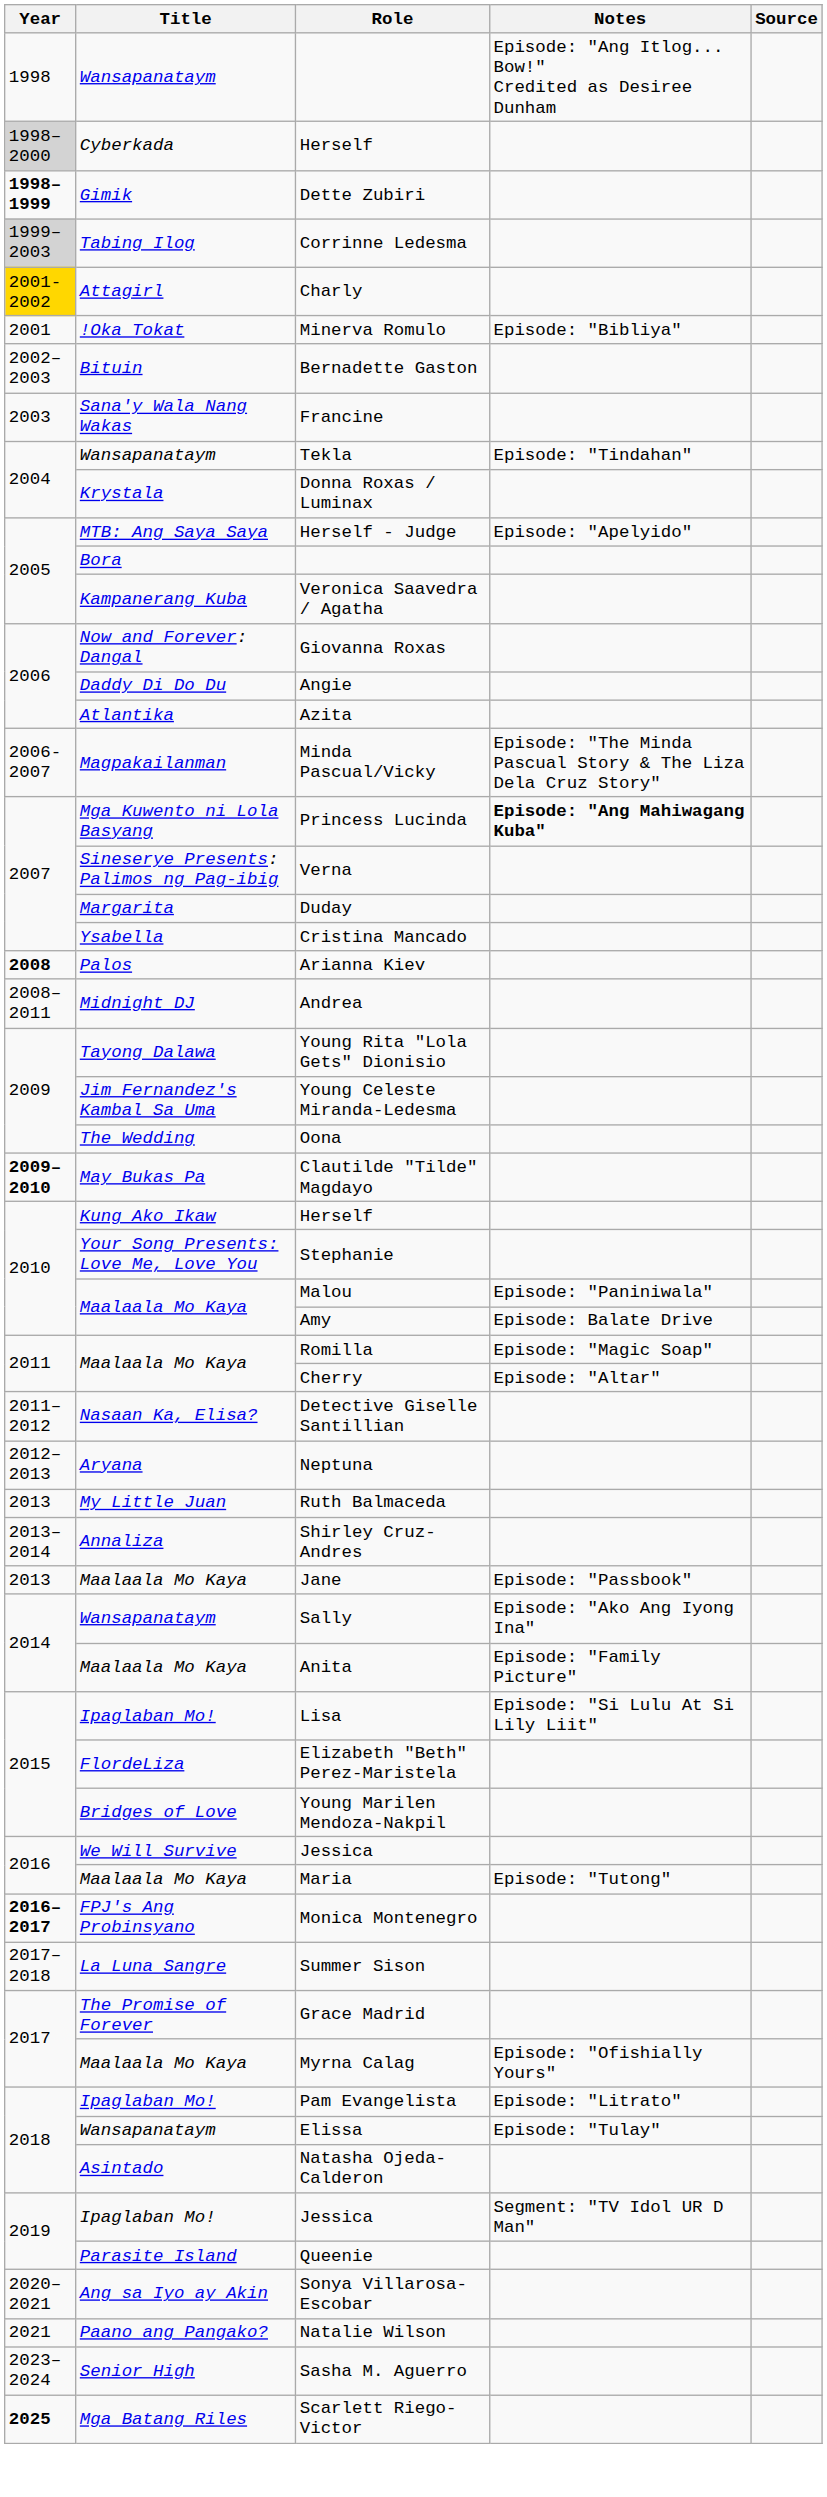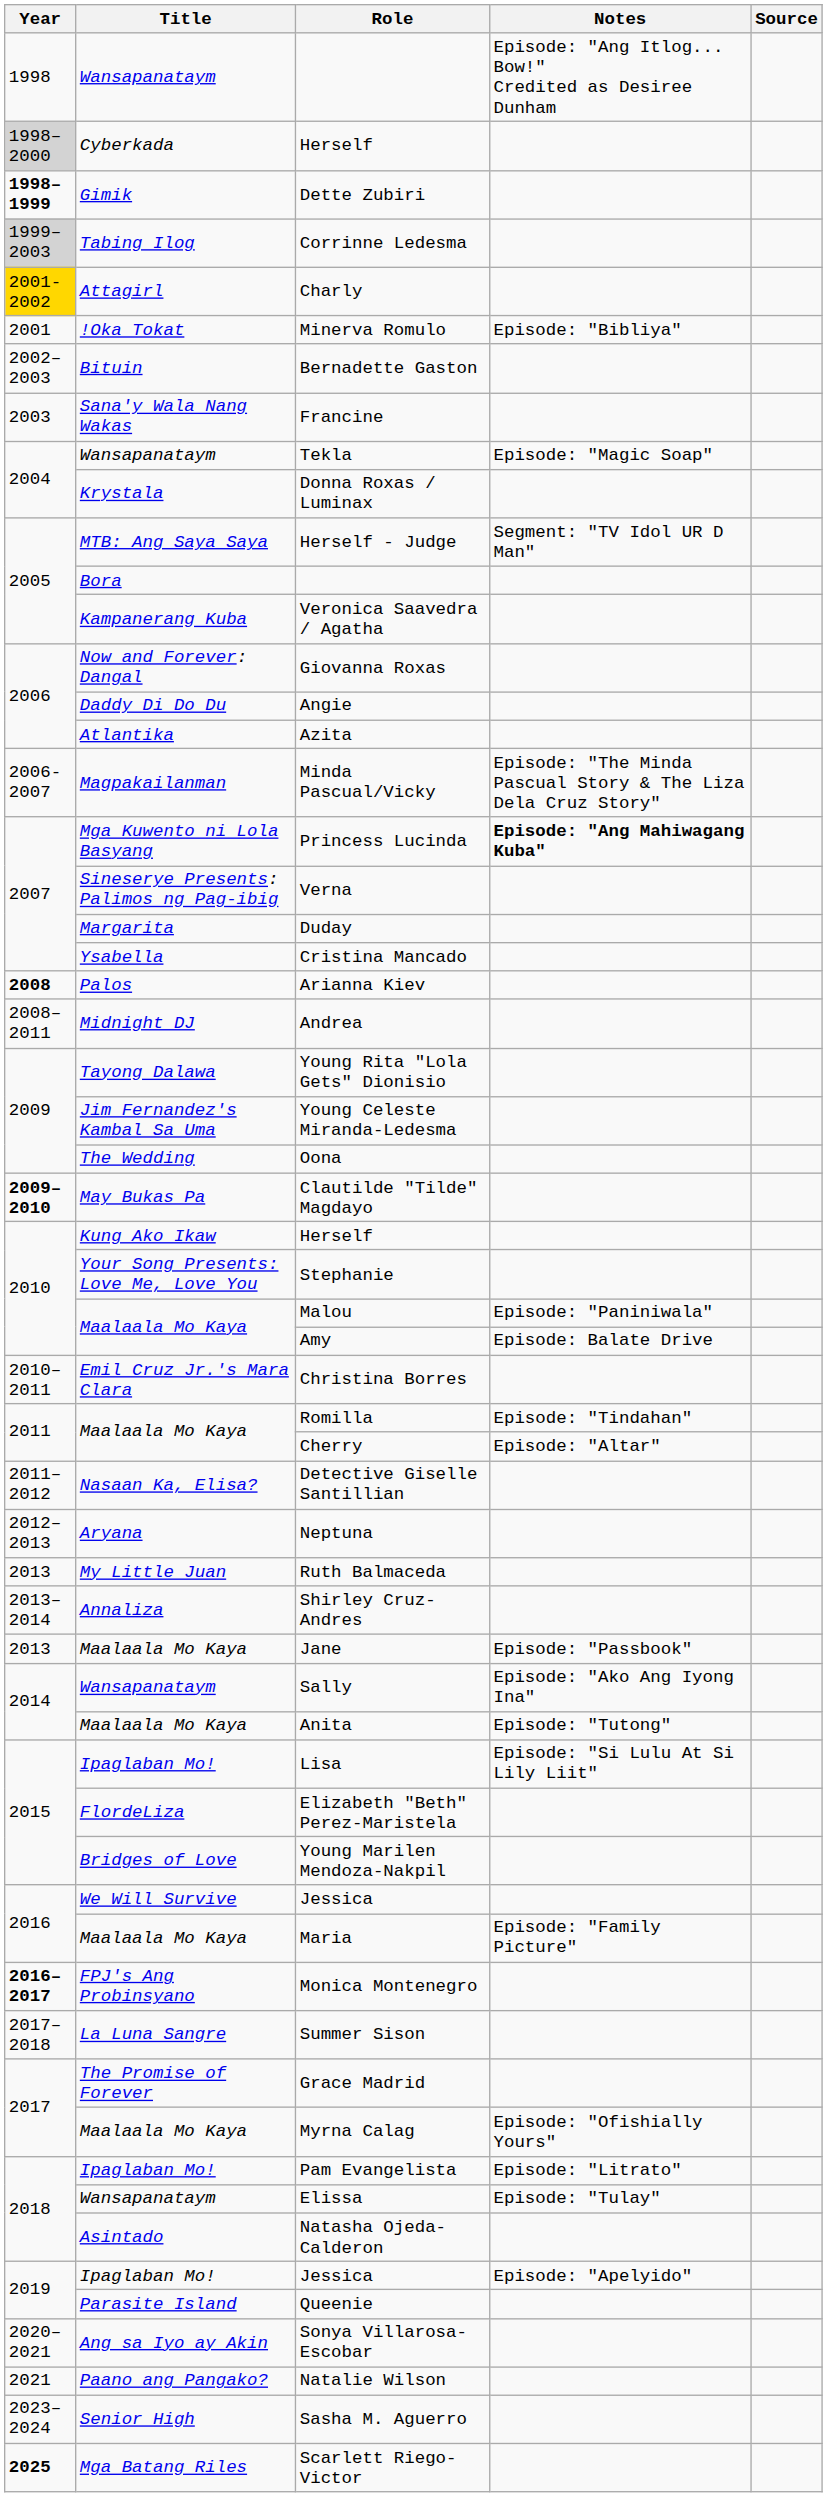(593, 455) Episode: "Tindahan" -> (603, 455) Episode: "Magic Soap"
(593, 532) Episode: "Apelyido" -> (608, 542) Segment: "TV Idol UR D Man"
+ row: (184, 1380)
(603, 1349) Episode: "Magic Soap" -> (593, 1418) Episode: "Tindahan"
(577, 1667) Episode: "Family Picture" -> (582, 1726) Episode: "Tutong"
(582, 1879) Episode: "Tutong" -> (577, 1938) Episode: "Family Picture"
(608, 2217) Segment: "TV Idol UR D Man" -> (593, 2276) Episode: "Apelyido"
